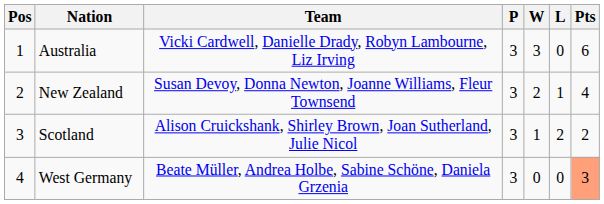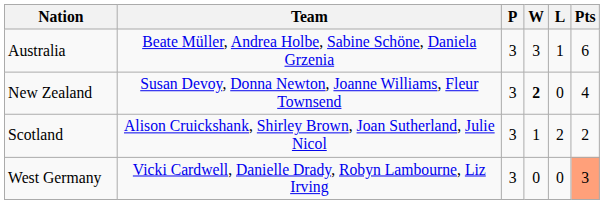- column: (20, 16)
(323, 50) Vicki Cardwell, Danielle Drady, Robyn Lambourne, Liz Irving -> (309, 50) Beate Müller, Andrea Holbe, Sabine Schöne, Daniela Grzenia
(560, 50) 0 -> (560, 50) 1
(537, 93) normal -> (536, 93) bold
(560, 93) 1 -> (560, 93) 0
(323, 178) Beate Müller, Andrea Holbe, Sabine Schöne, Daniela Grzenia -> (309, 178) Vicki Cardwell, Danielle Drady, Robyn Lambourne, Liz Irving
